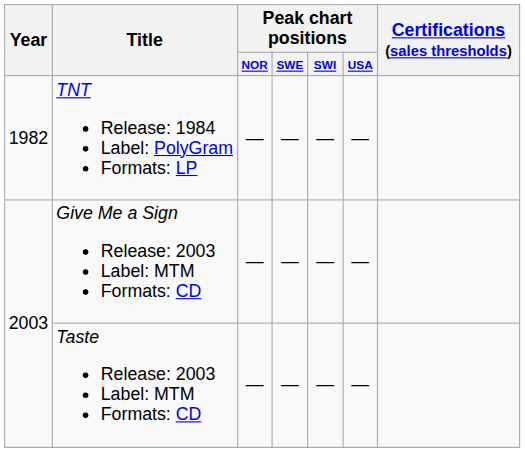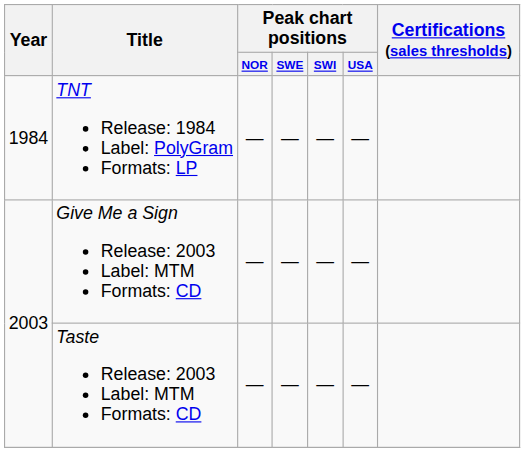(28, 137) 1982 -> (28, 137) 1984
